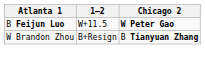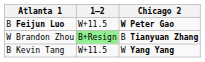(97, 37) no background -> (97, 37) lightgreen background
+ row: (35, 50)
